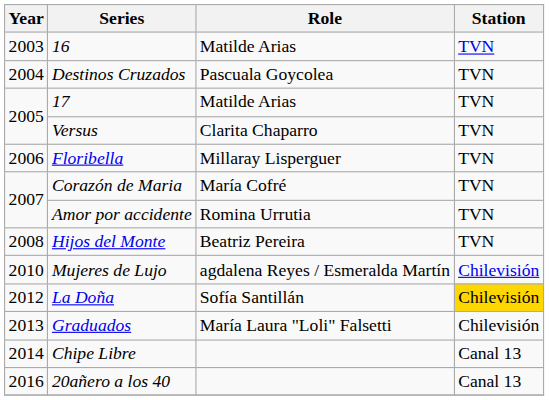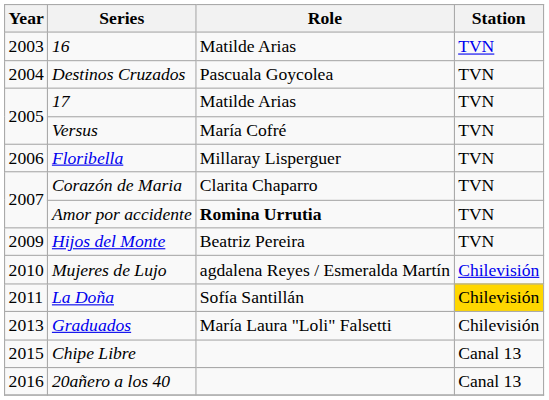(259, 130) Clarita Chaparro -> (243, 130) María Cofré
(243, 185) María Cofré -> (259, 185) Clarita Chaparro
(255, 213) normal -> (261, 213) bold
(26, 241) 2008 -> (26, 241) 2009
(26, 297) 2012 -> (26, 297) 2011
(26, 353) 2014 -> (26, 353) 2015
